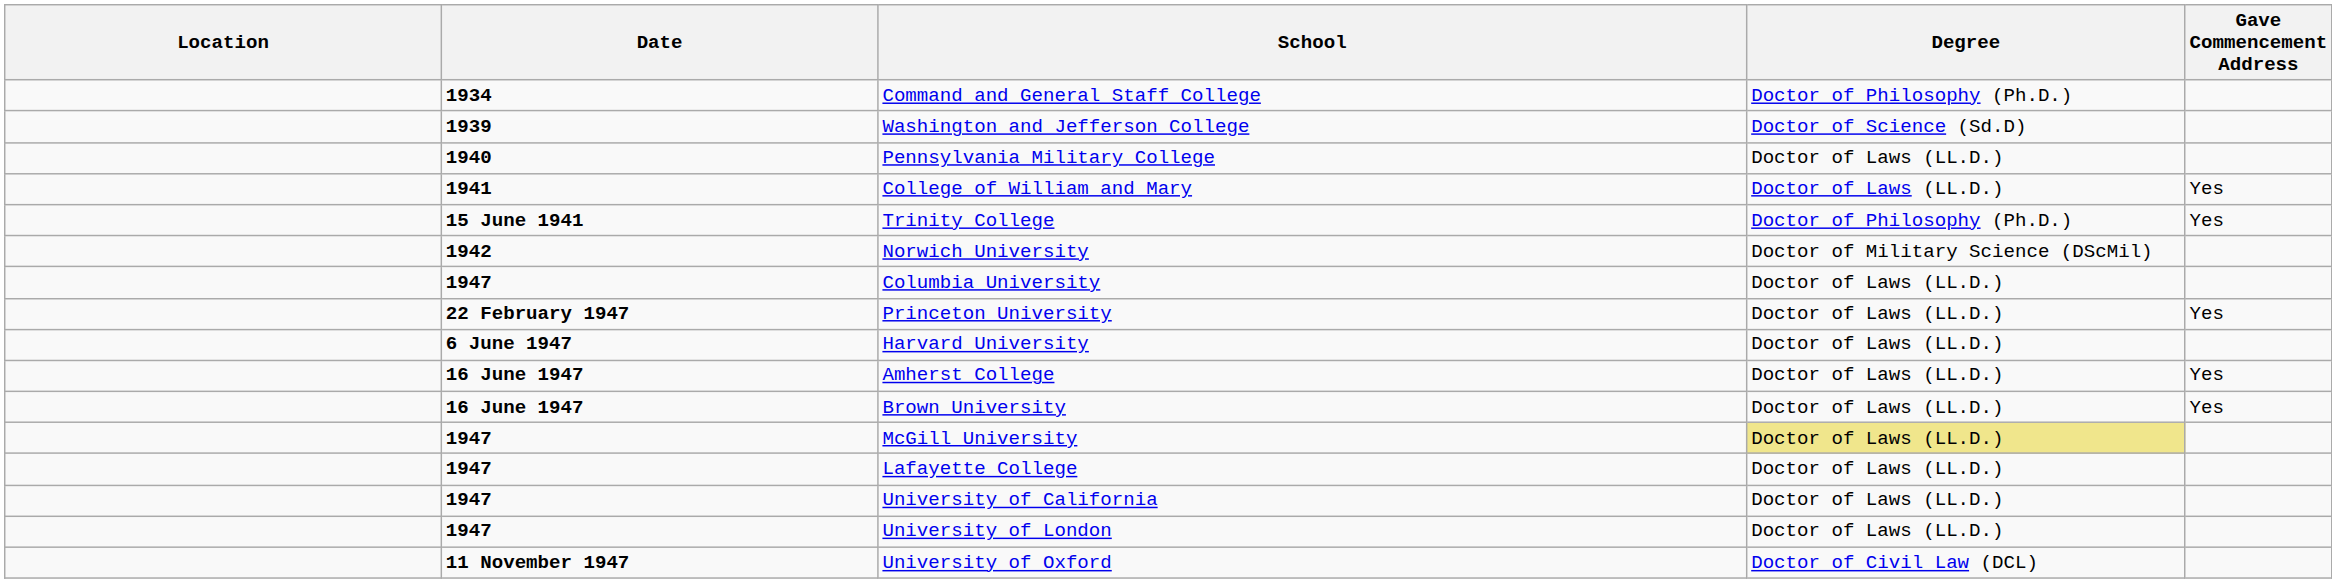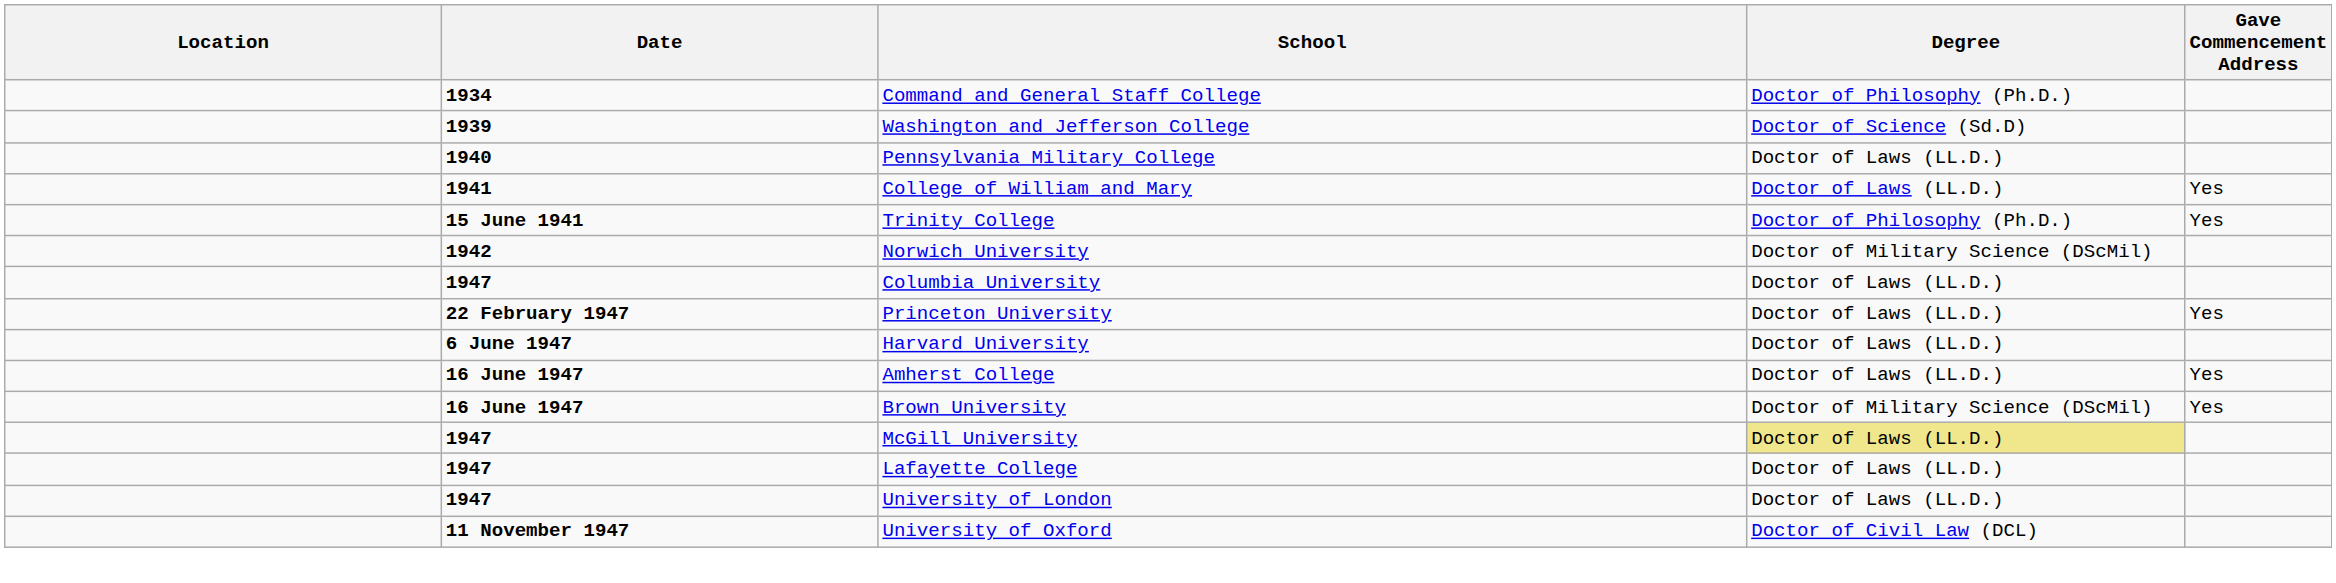(1877, 407) Doctor of Laws (LL.D.) -> (1952, 407) Doctor of Military Science (DScMil)
- row: (1020, 500)
